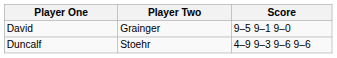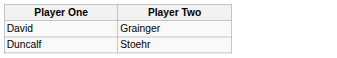- column: (282, 12)
